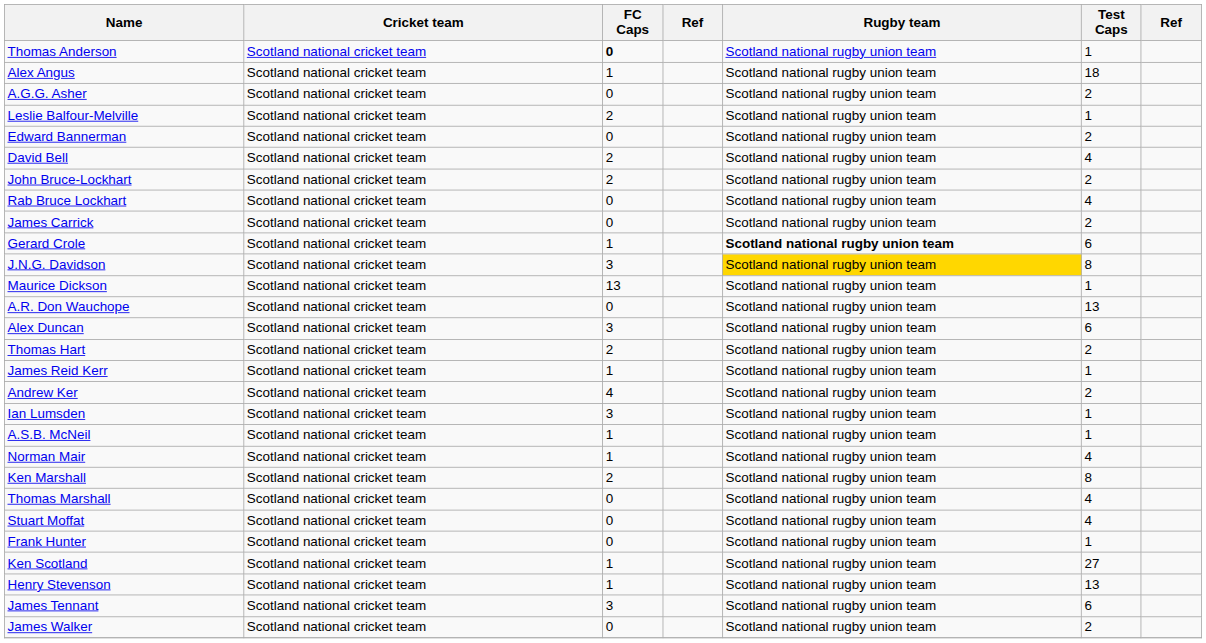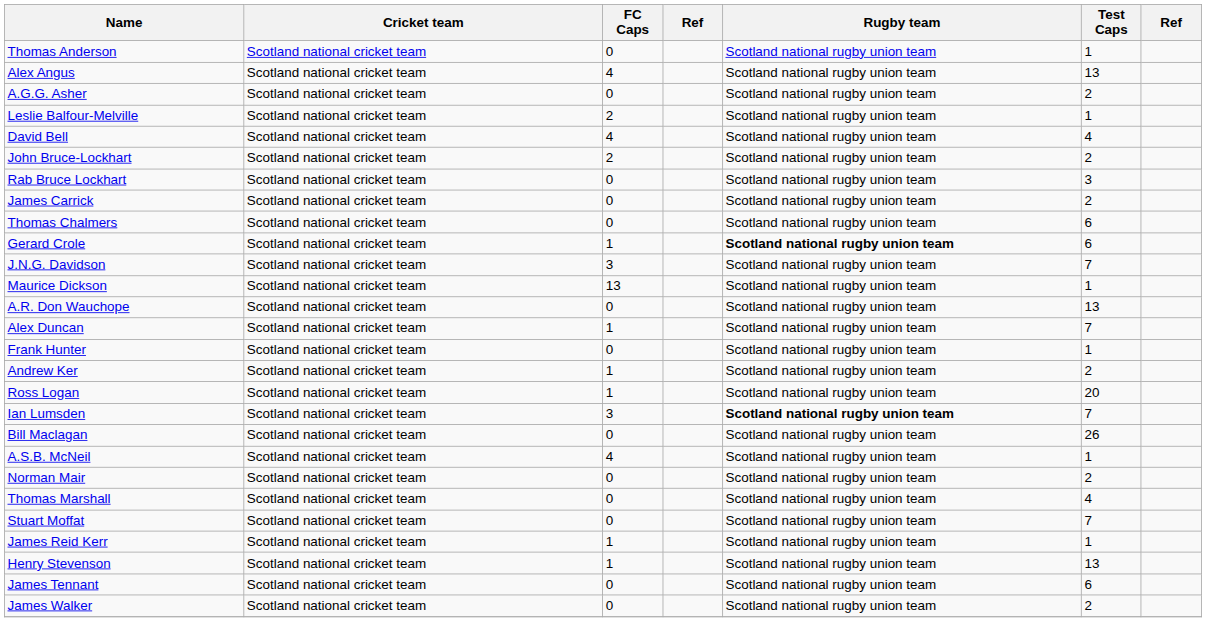(610, 51) bold -> (610, 51) normal
(610, 72) 1 -> (610, 72) 4
(1092, 72) 18 -> (1092, 72) 13
- row: (67, 136)
(610, 158) 2 -> (610, 136) 4
(1088, 200) 4 -> (1088, 179) 3
+ row: (62, 222)
(831, 264) gold background -> (831, 264) no background
(1088, 264) 8 -> (1088, 264) 7
(610, 328) 3 -> (610, 328) 1
(1088, 328) 6 -> (1088, 328) 7
- row: (46, 350)
rows swapped: (47, 541) <-> (58, 371)
(610, 392) 4 -> (610, 371) 1
+ row: (43, 392)
(831, 413) normal -> (840, 413) bold
(1088, 413) 1 -> (1088, 413) 7
+ row: (47, 435)
(610, 435) 1 -> (610, 456) 4
(610, 456) 1 -> (610, 477) 0
(1088, 456) 4 -> (1088, 477) 2
- row: (47, 477)
(1088, 520) 4 -> (1088, 520) 7
- row: (47, 563)
(610, 605) 3 -> (610, 584) 0
